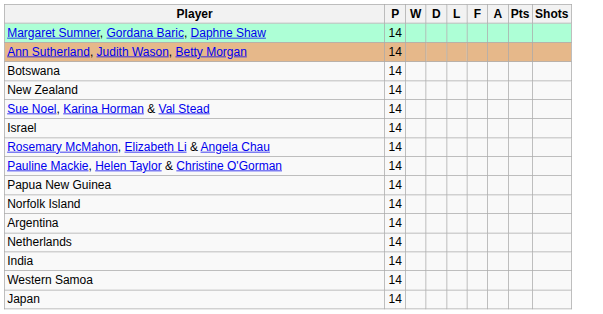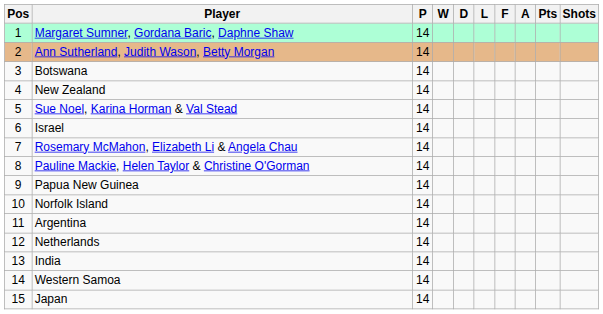+ column: (18, 14)
